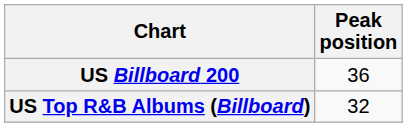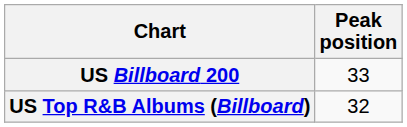(358, 74) 36 -> (358, 74) 33
